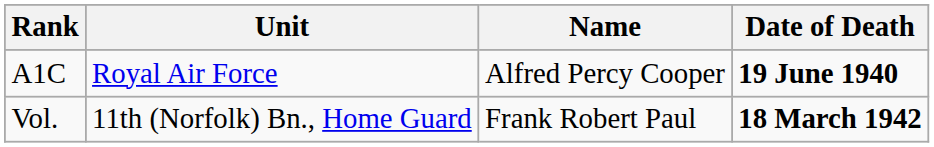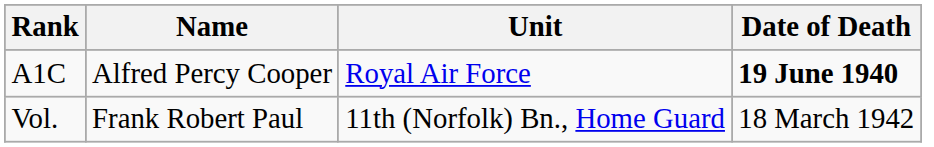columns swapped: (605, 27) <-> (282, 27)
(830, 118) bold -> (826, 118) normal
